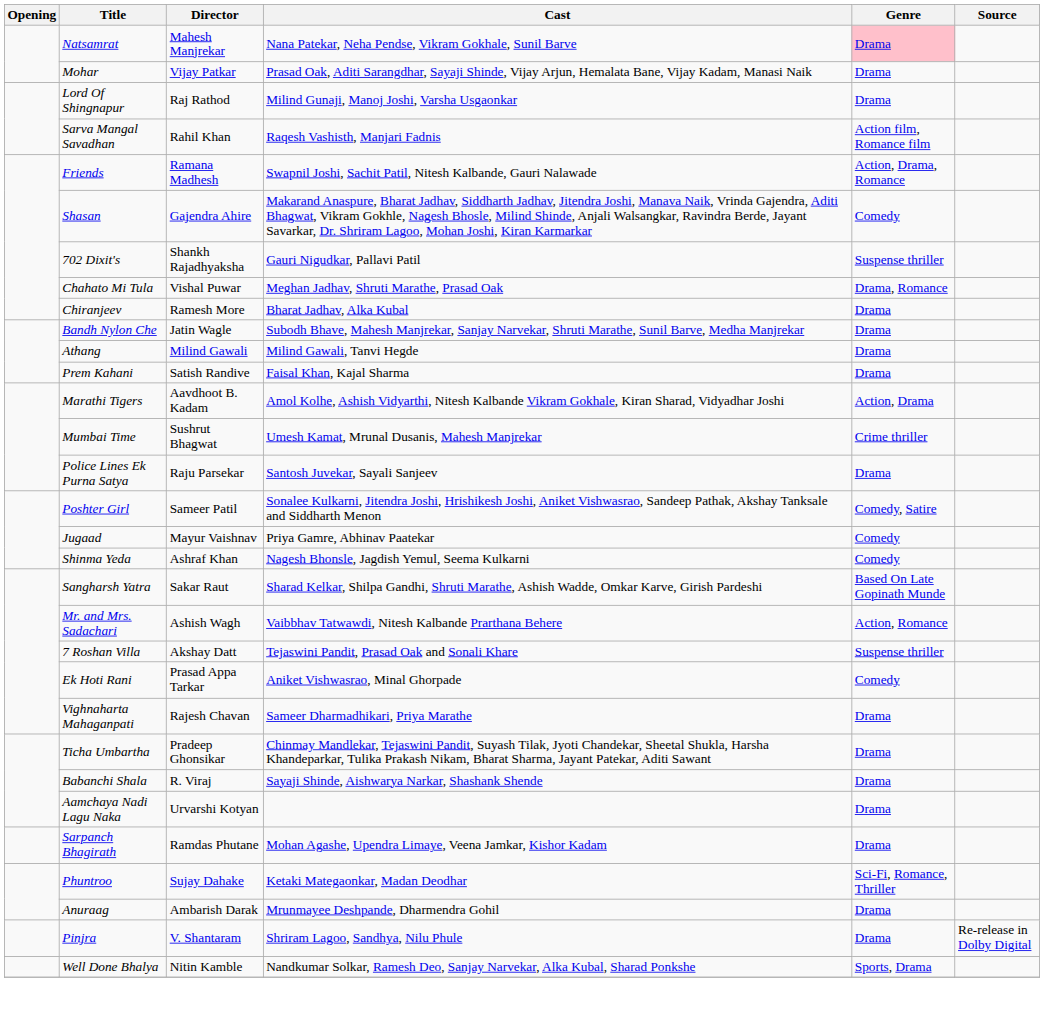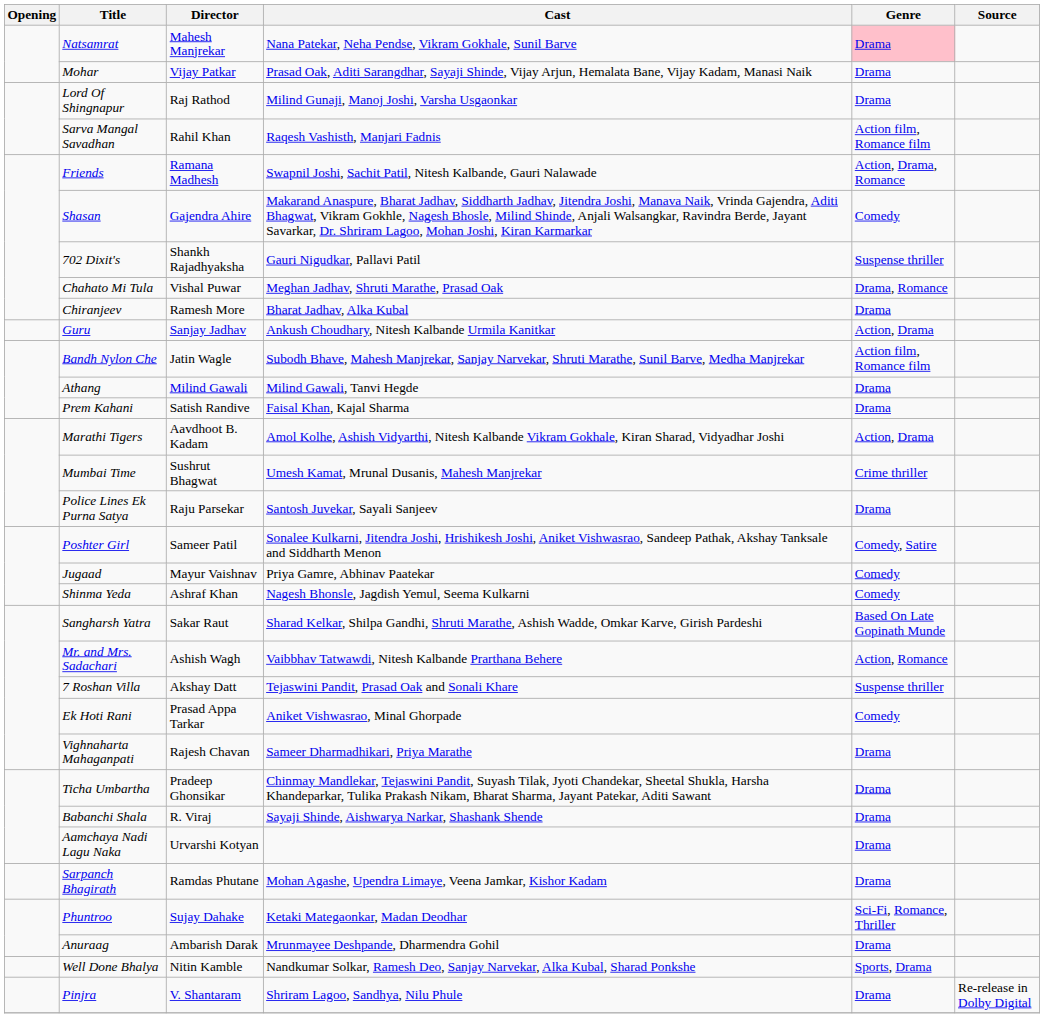+ row: (76, 330)
(873, 330) Drama -> (893, 358) Action film, Romance film
rows swapped: (79, 938) <-> (110, 966)
